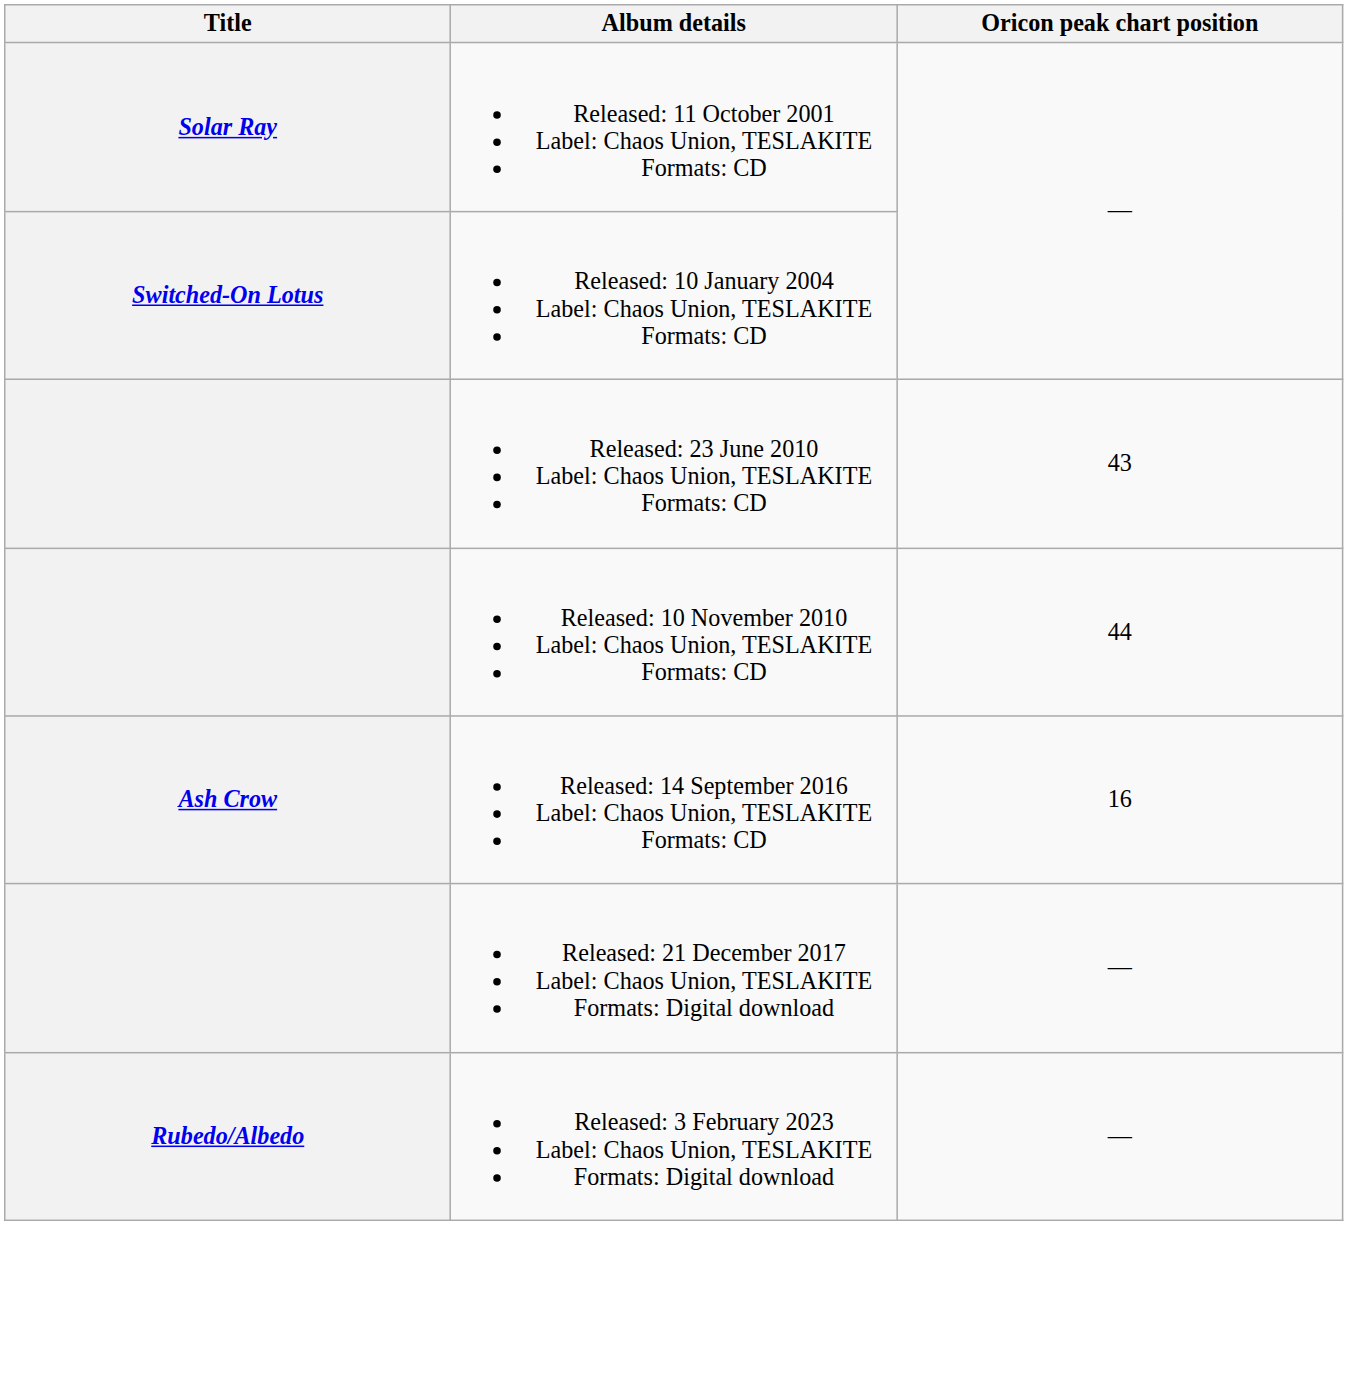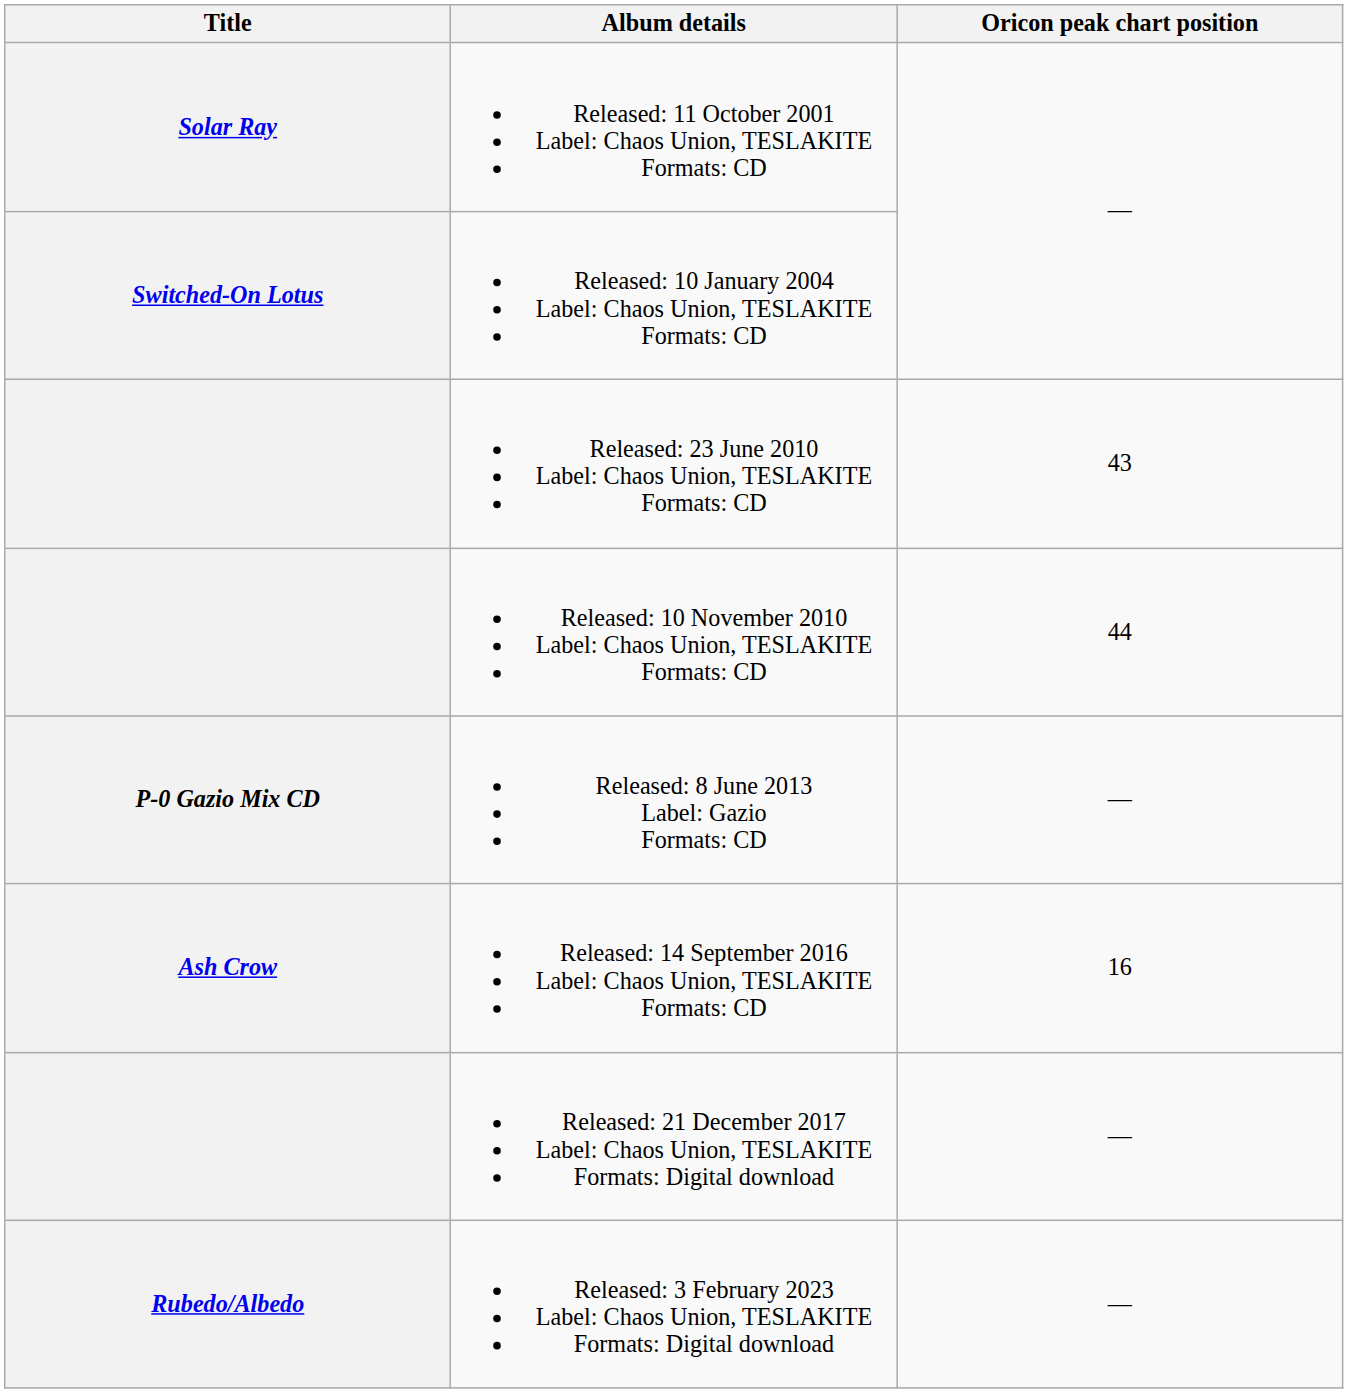+ row: (674, 813)
